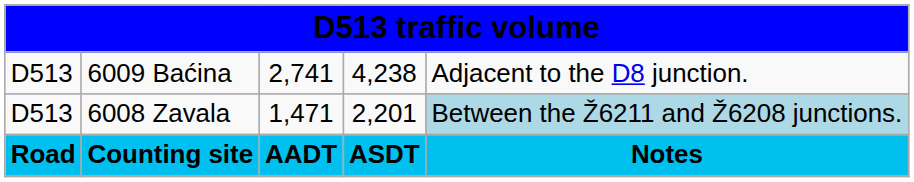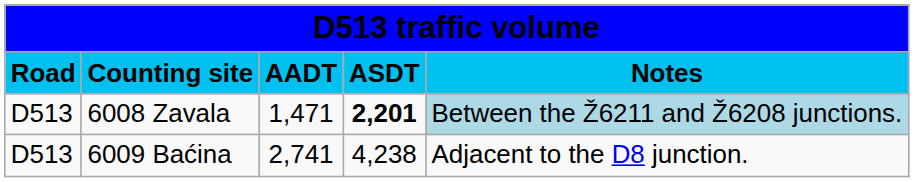rows swapped: (170, 154) <-> (160, 72)
(384, 113) normal -> (384, 113) bold
